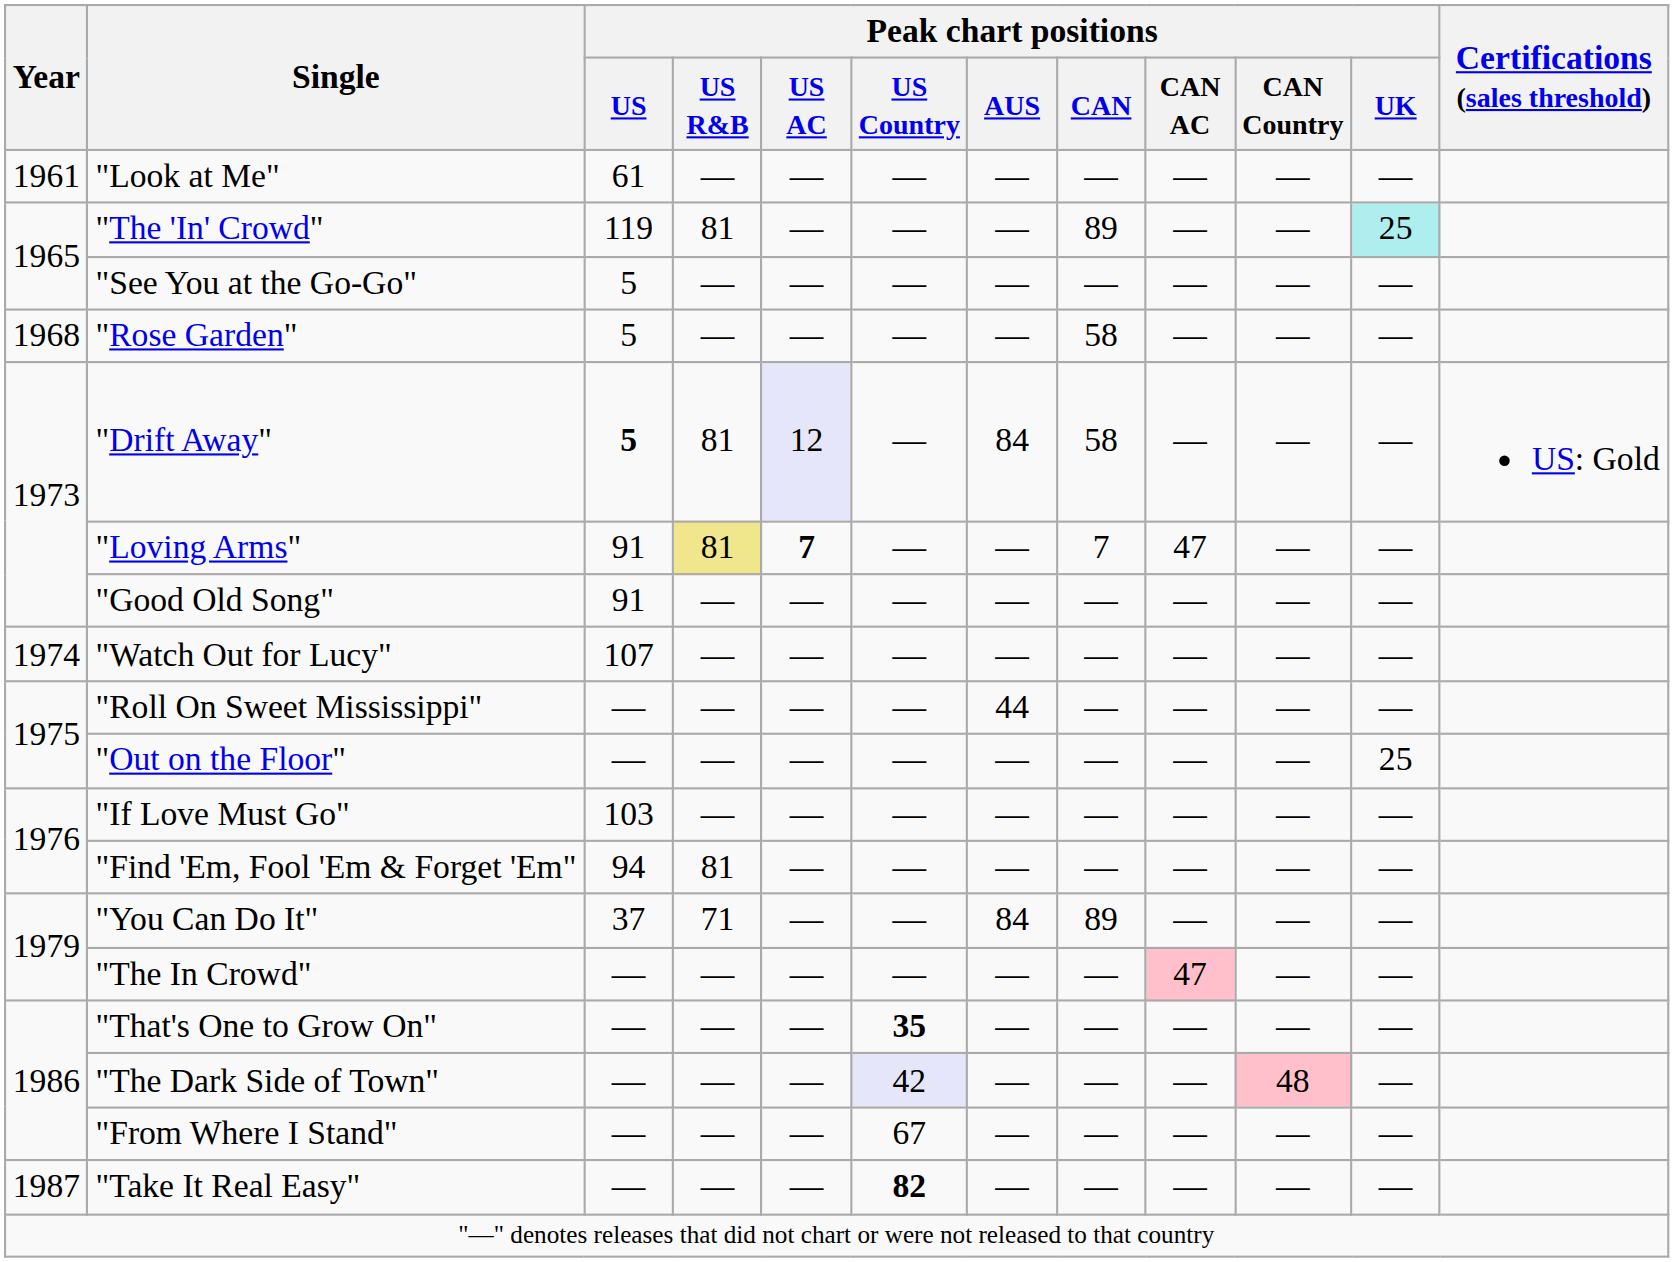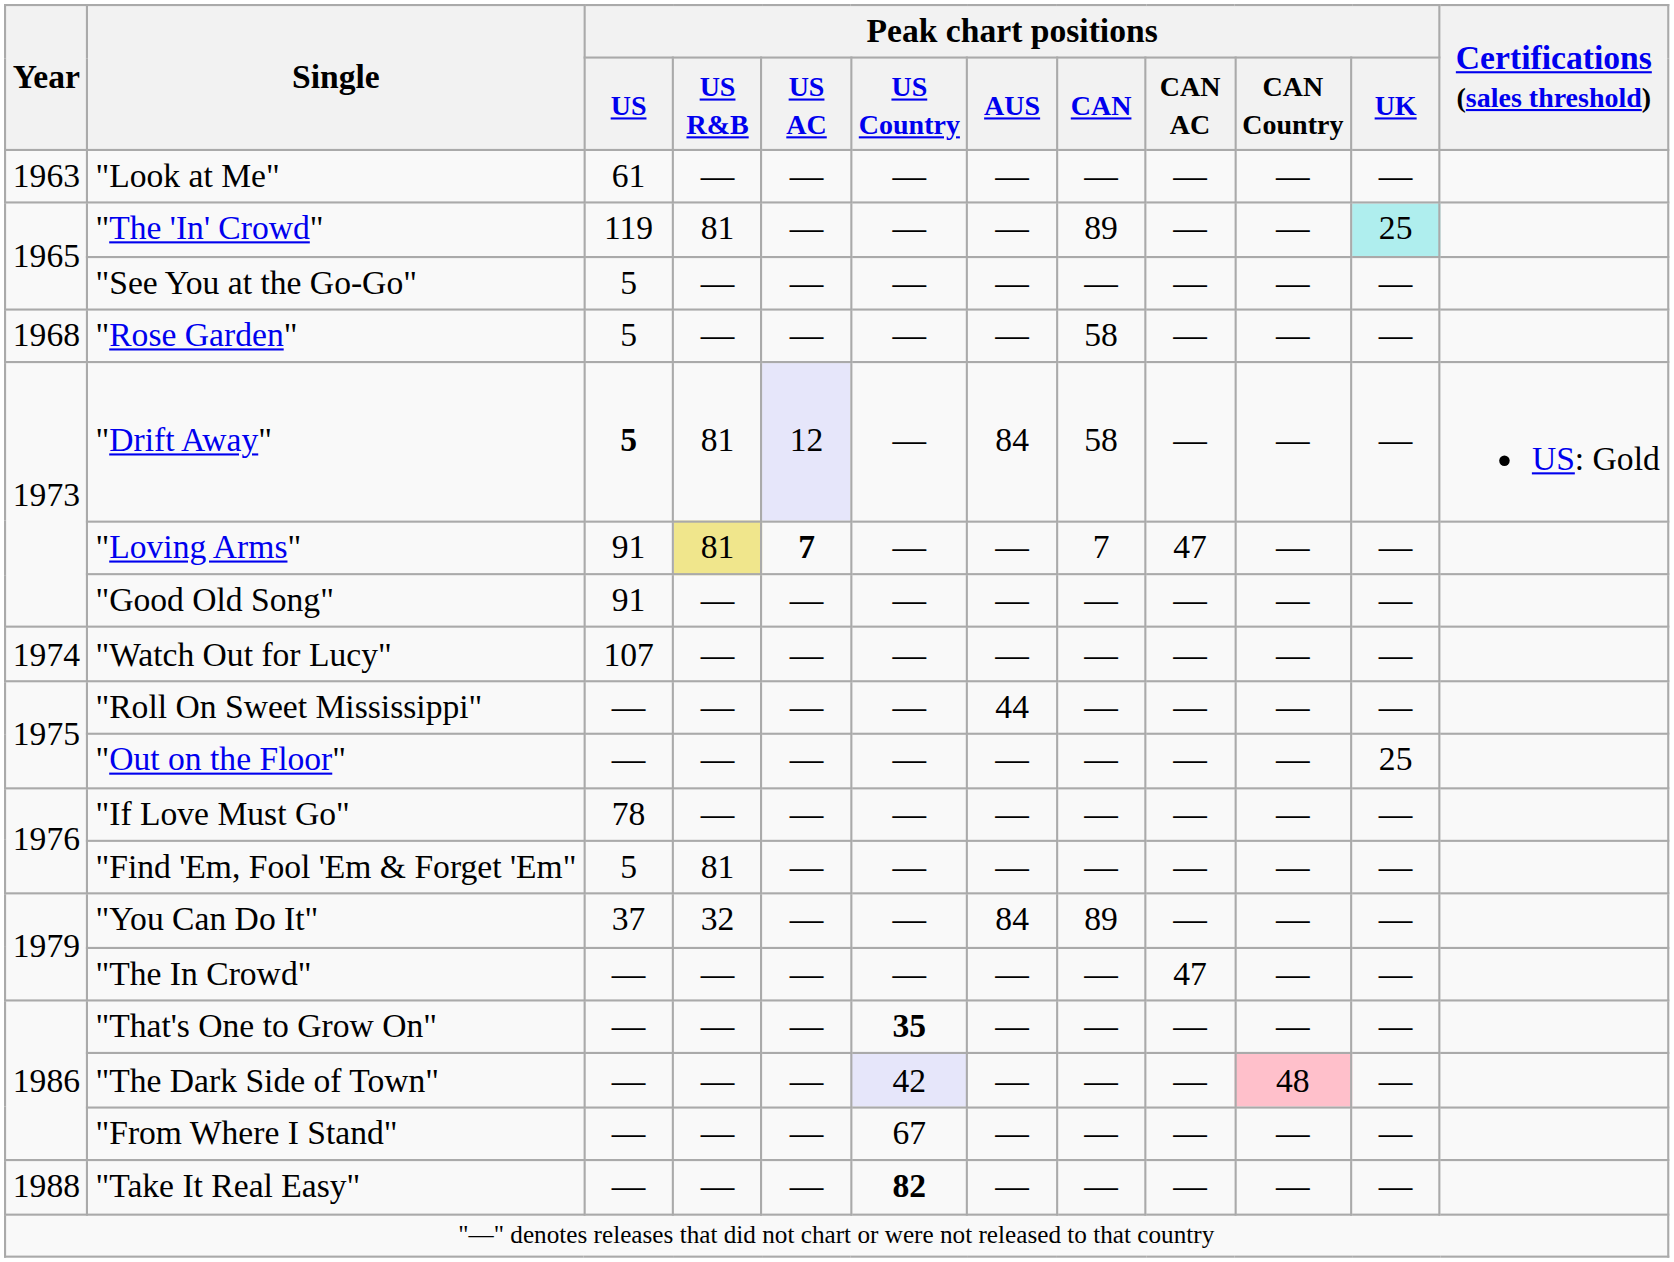(46, 175) 1961 -> (46, 175) 1963
(629, 813) 103 -> (629, 813) 78
(629, 866) 94 -> (629, 866) 5
(718, 919) 71 -> (718, 919) 32
(1190, 973) pink background -> (1190, 973) no background
(46, 1186) 1987 -> (46, 1186) 1988
